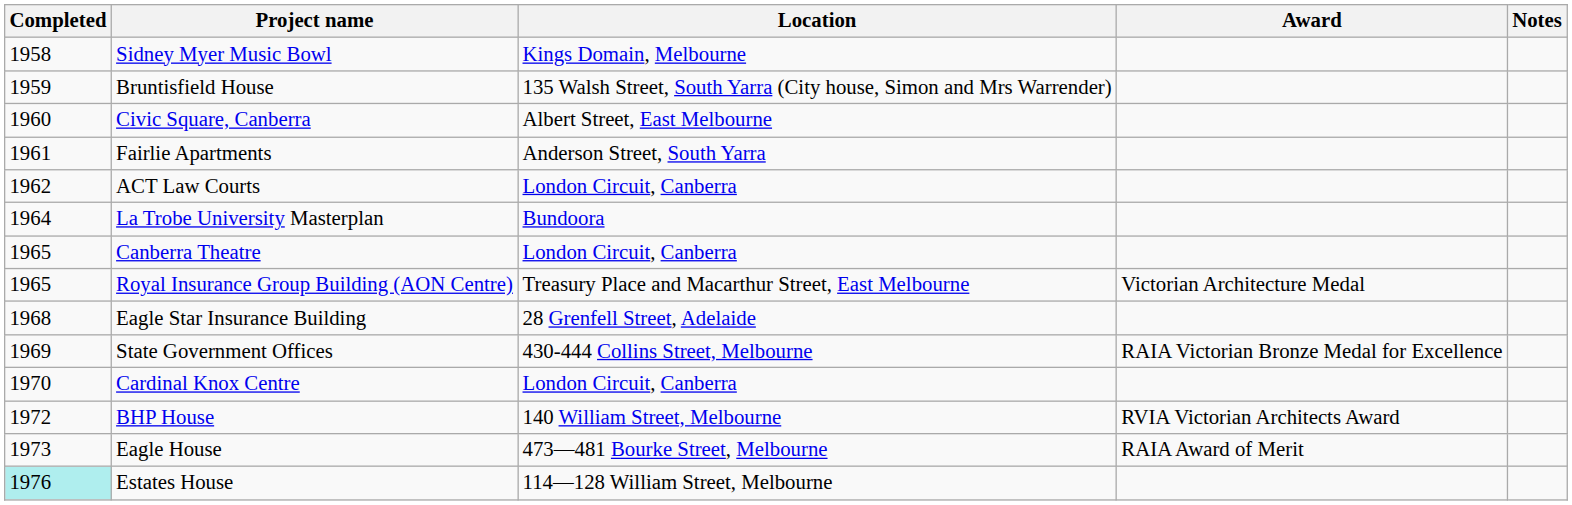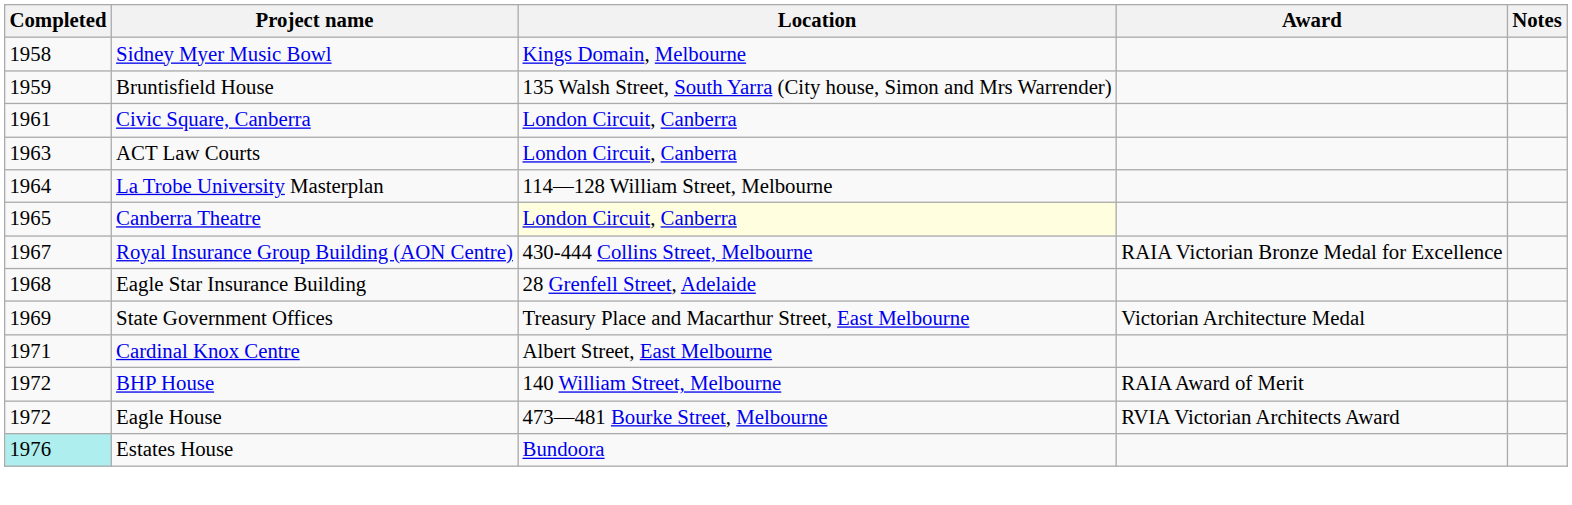(30, 119) 1960 -> (30, 119) 1961
(647, 119) Albert Street, East Melbourne -> (630, 119) London Circuit, Canberra
- row: (194, 152)
(30, 185) 1962 -> (30, 152) 1963
(564, 218) Bundoora -> (678, 185) 114—128 William Street, Melbourne
(630, 251) no background -> (630, 218) lightyellow background
(30, 284) 1965 -> (30, 251) 1967
(746, 284) Treasury Place and Macarthur Street, East Melbourne -> (668, 251) 430-444 Collins Street, Melbourne
(1243, 284) Victorian Architecture Medal -> (1312, 251) RAIA Victorian Bronze Medal for Excellence
(668, 350) 430-444 Collins Street, Melbourne -> (746, 317) Treasury Place and Macarthur Street, East Melbourne
(1312, 350) RAIA Victorian Bronze Medal for Excellence -> (1243, 317) Victorian Architecture Medal
(30, 383) 1970 -> (30, 350) 1971
(630, 383) London Circuit, Canberra -> (647, 350) Albert Street, East Melbourne
(1261, 416) RVIA Victorian Architects Award -> (1213, 383) RAIA Award of Merit
(30, 449) 1973 -> (30, 416) 1972
(1213, 449) RAIA Award of Merit -> (1261, 416) RVIA Victorian Architects Award
(678, 482) 114—128 William Street, Melbourne -> (564, 449) Bundoora
